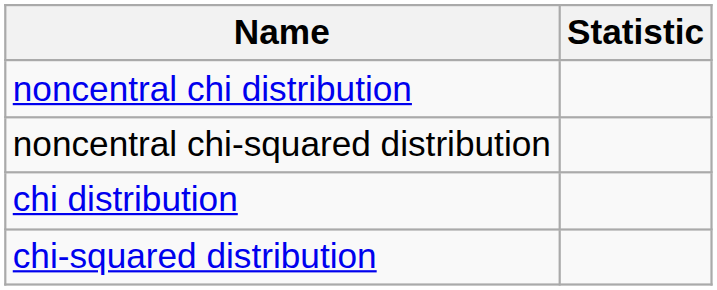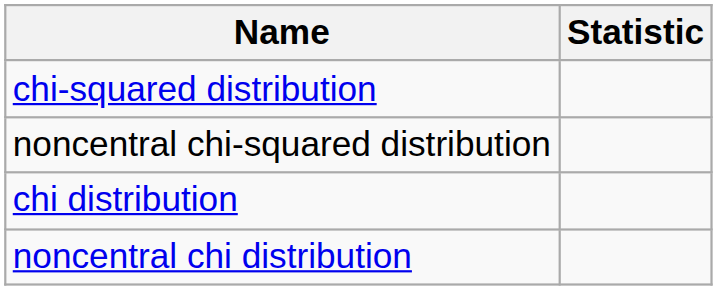rows swapped: (195, 255) <-> (212, 88)
